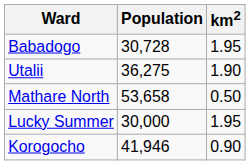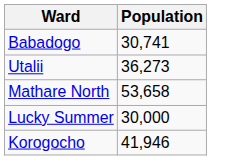- column: (226, 19)
(145, 46) 30,728 -> (145, 42) 30,741
(145, 71) 36,275 -> (145, 67) 36,273
